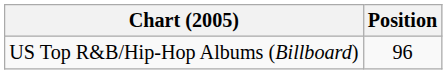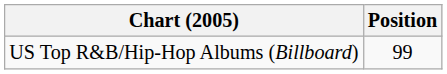(402, 52) 96 -> (402, 52) 99
